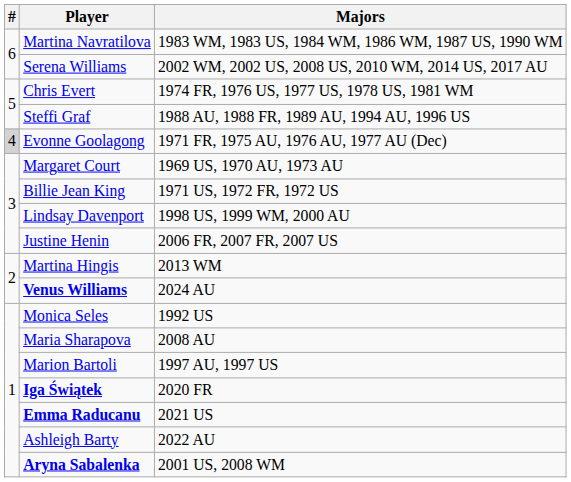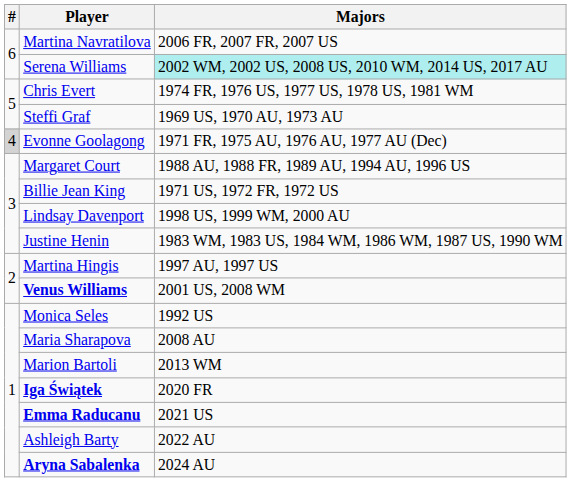(360, 41) 1983 WM, 1983 US, 1984 WM, 1986 WM, 1987 US, 1990 WM -> (248, 41) 2006 FR, 2007 FR, 2007 US
(353, 66) no background -> (353, 66) paleturquoise background
(314, 116) 1988 AU, 1988 FR, 1989 AU, 1994 AU, 1996 US -> (251, 116) 1969 US, 1970 AU, 1973 AU
(251, 166) 1969 US, 1970 AU, 1973 AU -> (314, 166) 1988 AU, 1988 FR, 1989 AU, 1994 AU, 1996 US
(248, 240) 2006 FR, 2007 FR, 2007 US -> (360, 240) 1983 WM, 1983 US, 1984 WM, 1986 WM, 1987 US, 1990 WM
(190, 265) 2013 WM -> (218, 265) 1997 AU, 1997 US
(187, 290) 2024 AU -> (221, 290) 2001 US, 2008 WM
(218, 365) 1997 AU, 1997 US -> (190, 365) 2013 WM
(221, 464) 2001 US, 2008 WM -> (187, 464) 2024 AU
